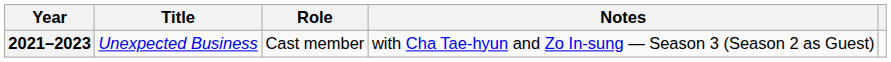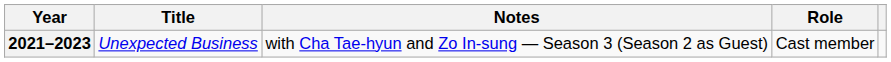columns swapped: (315, 17) <-> (623, 17)
